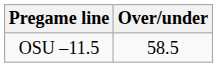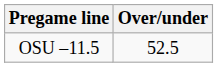(163, 47) 58.5 -> (163, 47) 52.5
